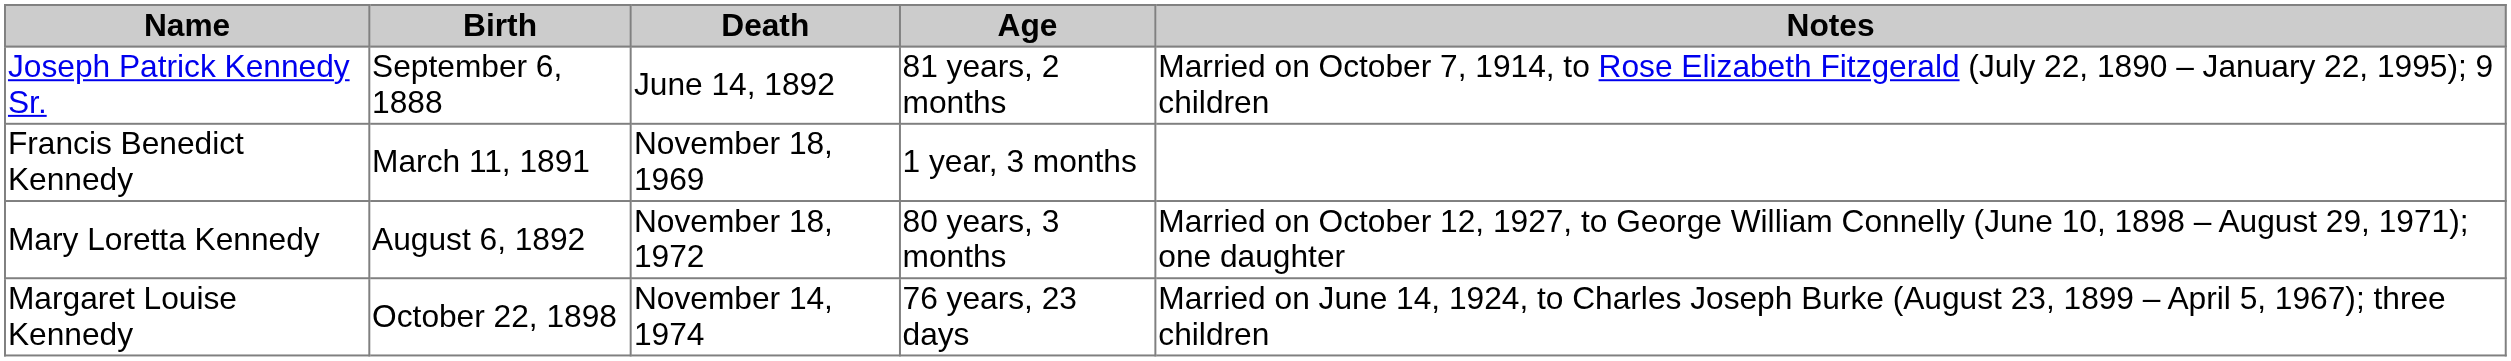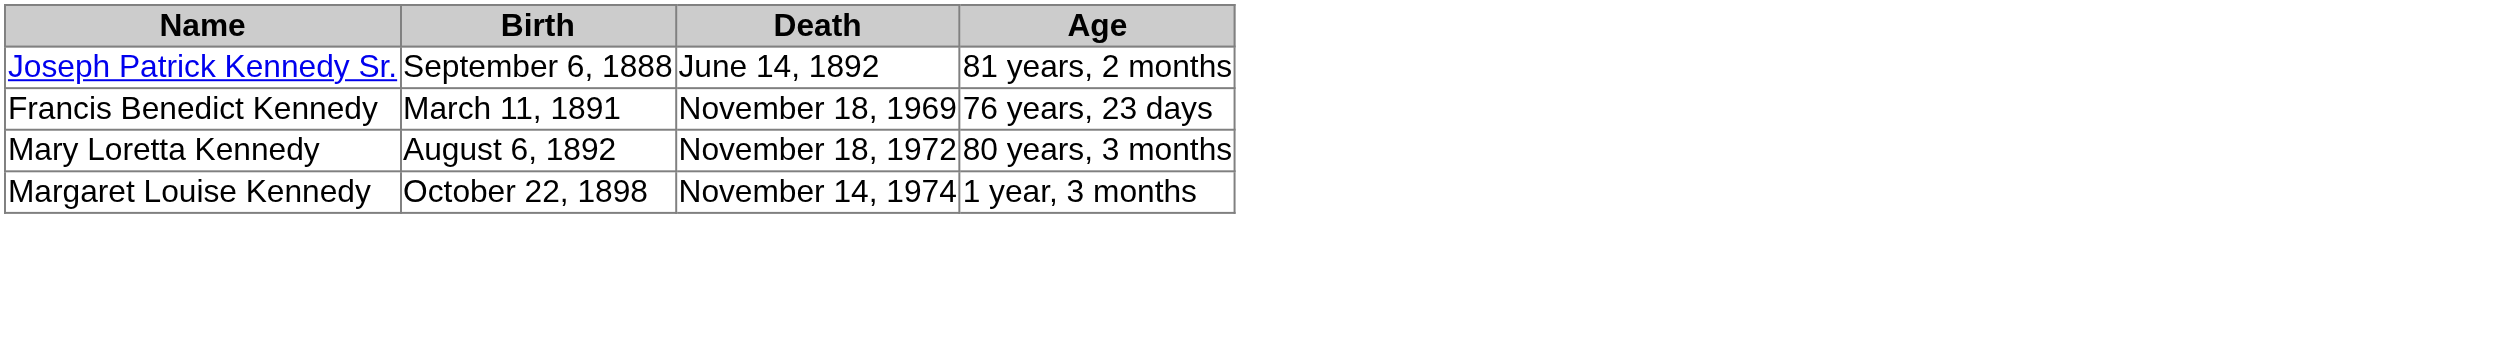- column: (1831, 25)
(1020, 161) 1 year, 3 months -> (1088, 108) 76 years, 23 days
(990, 316) 76 years, 23 days -> (1080, 191) 1 year, 3 months
